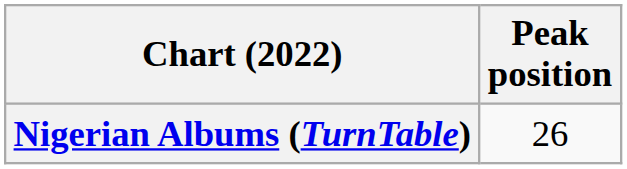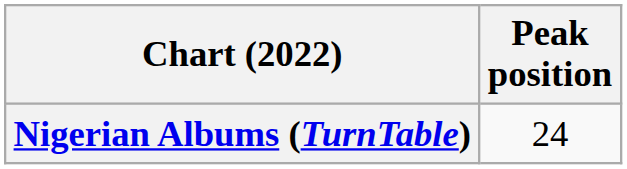(550, 132) 26 -> (550, 132) 24
